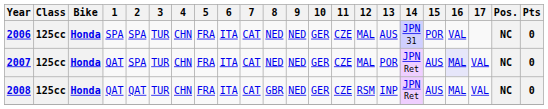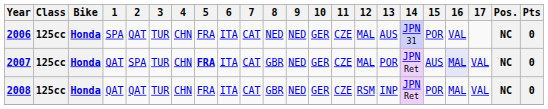(137, 35) SPA -> (137, 35) QAT
(206, 62) normal -> (206, 62) bold
(274, 62) NED -> (274, 62) GBR
(434, 90) AUS -> (434, 90) POR
